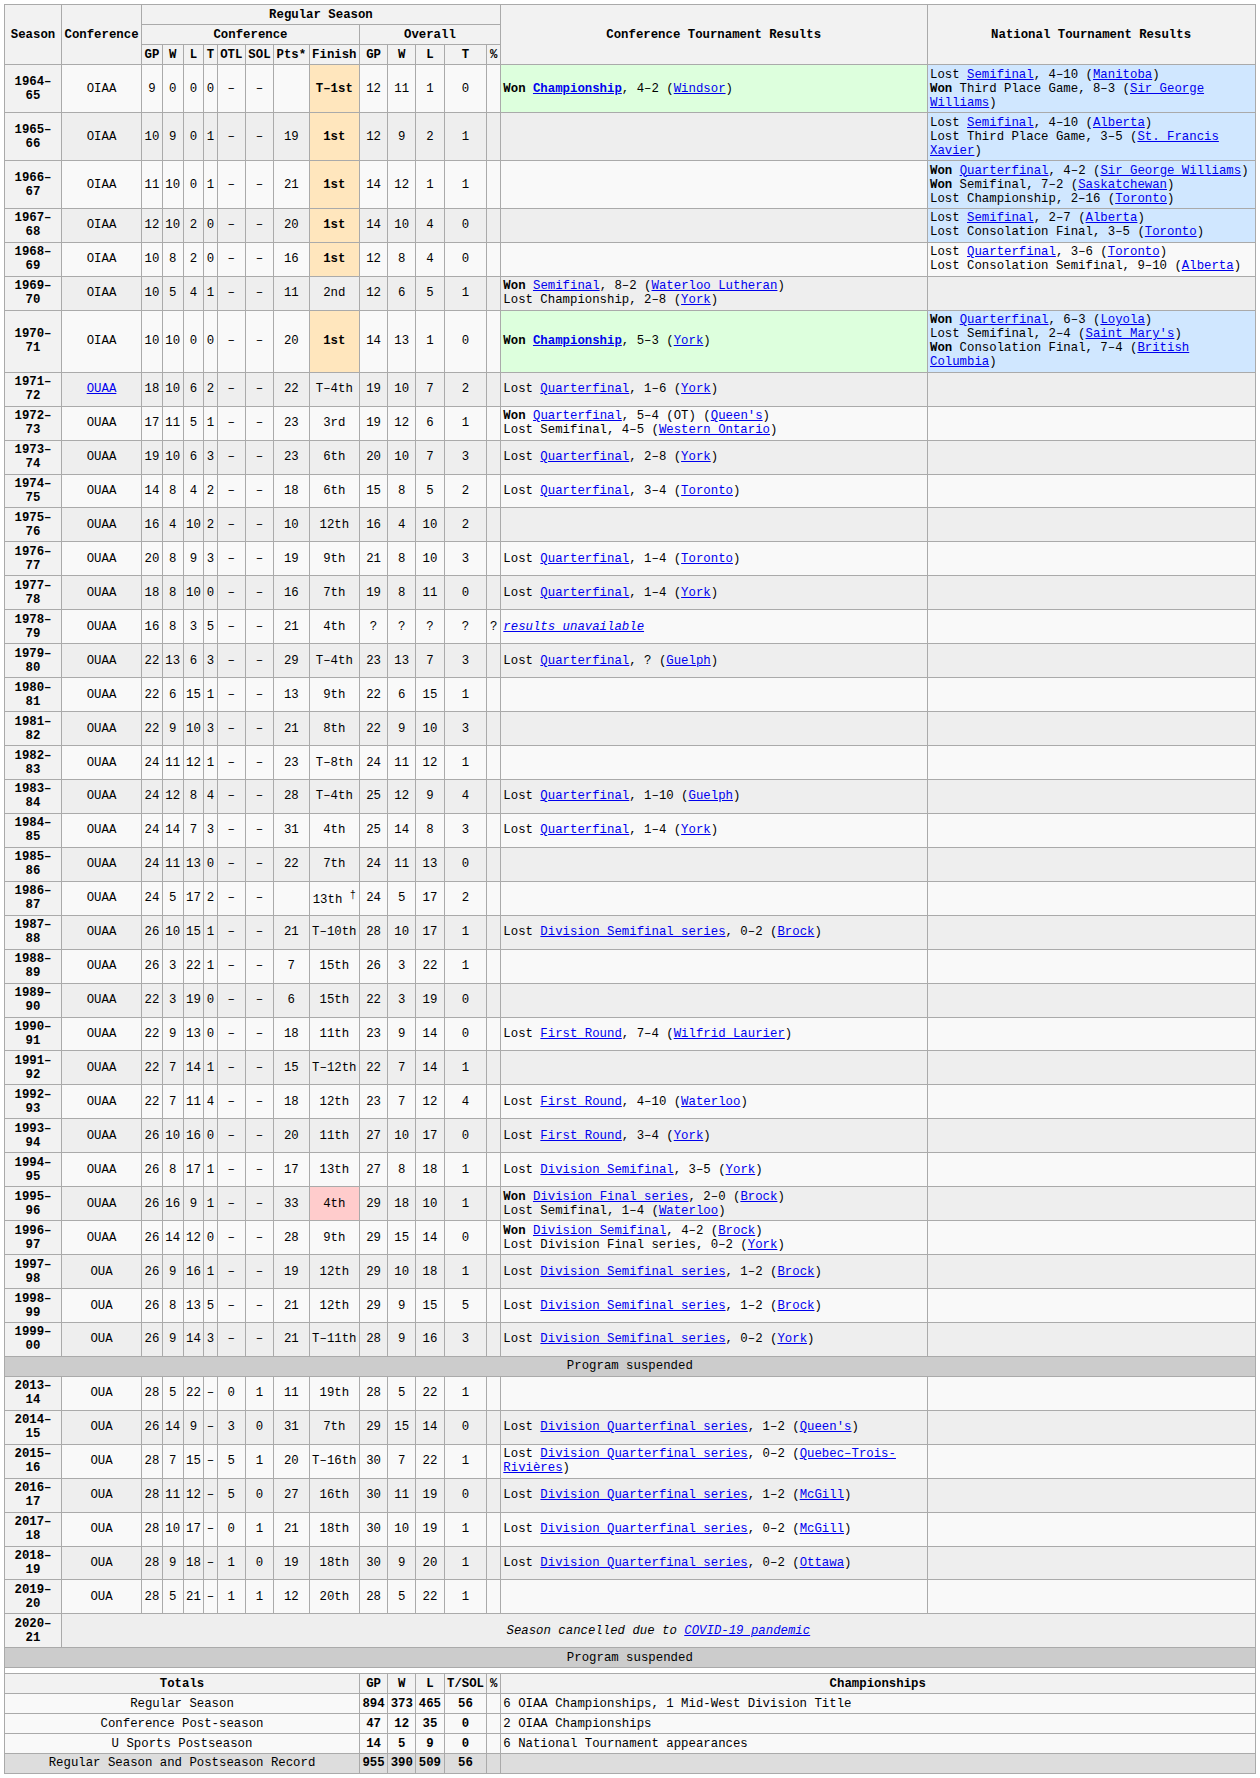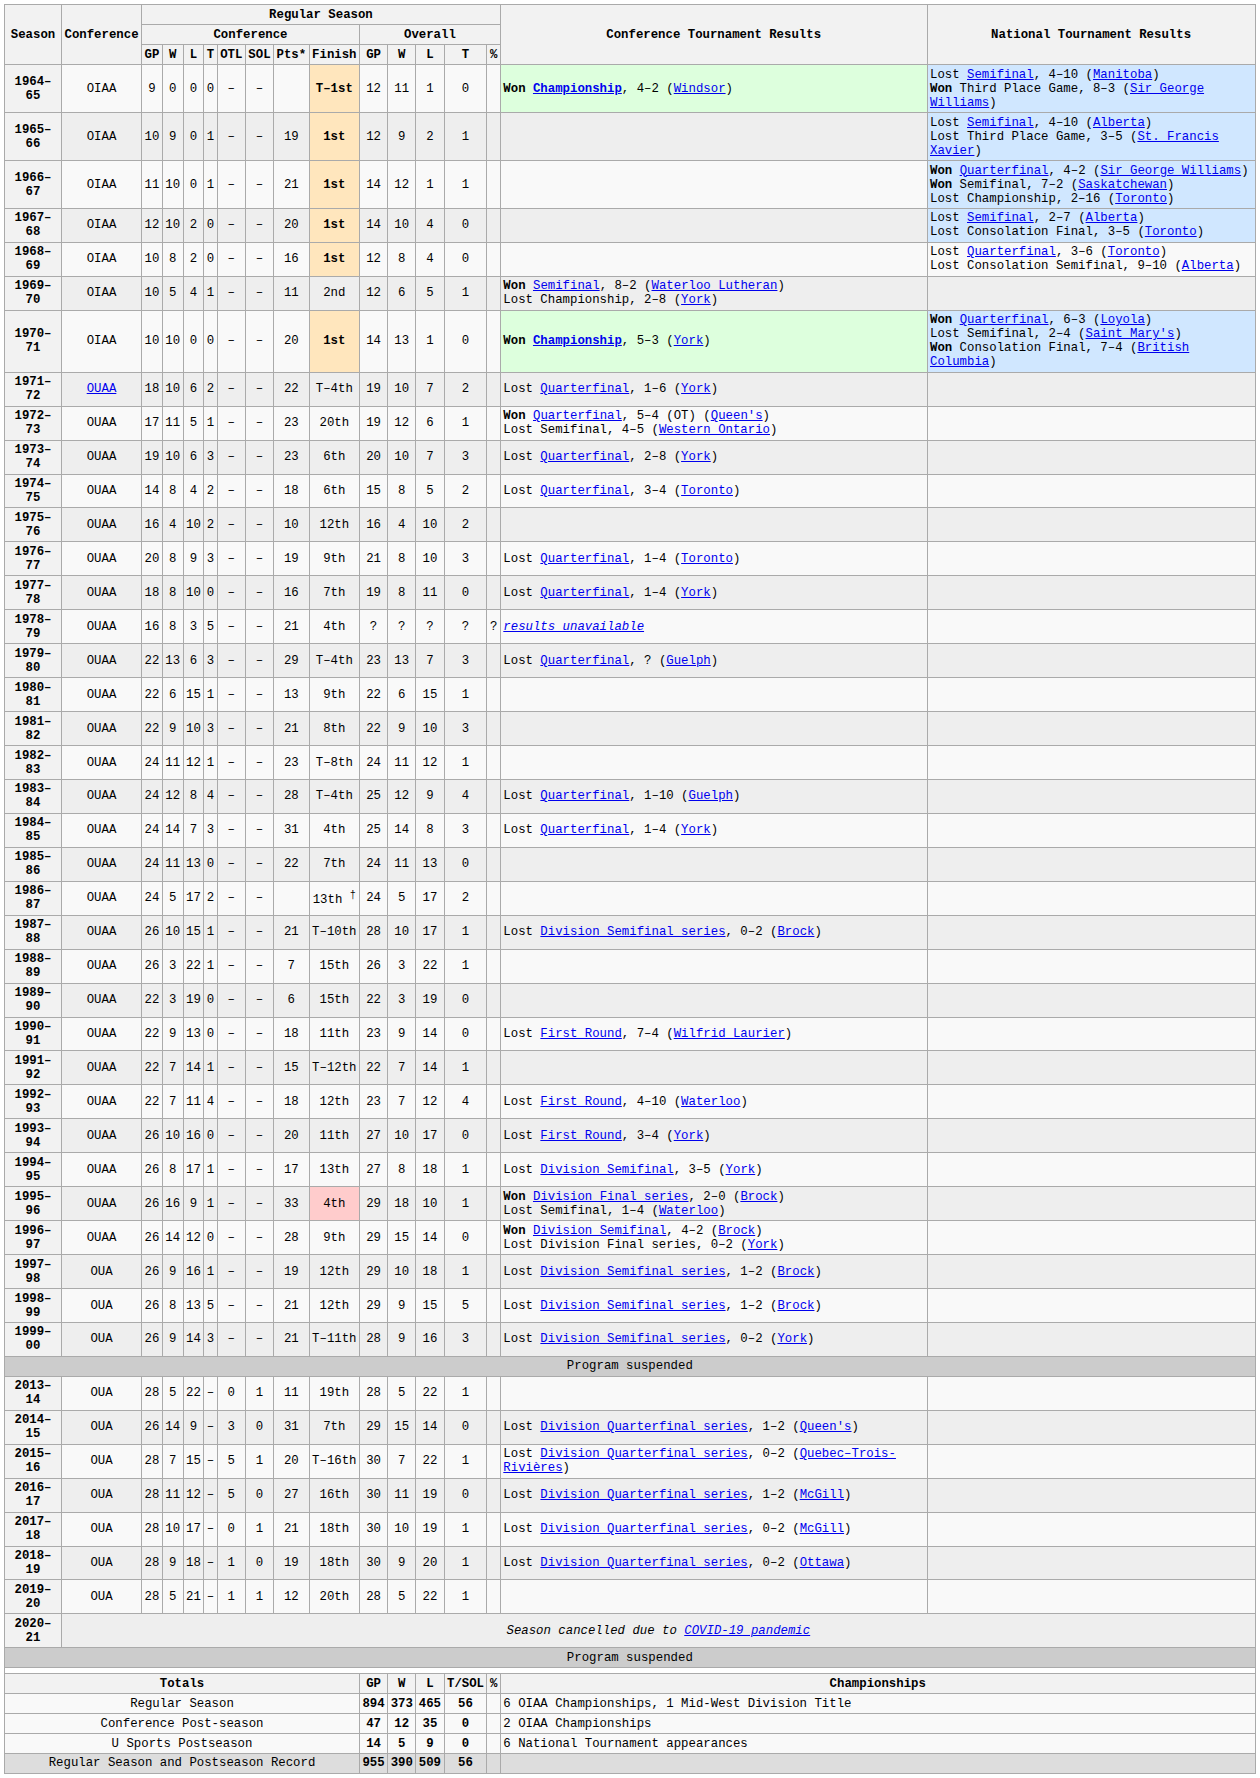(334, 423) 3rd -> (334, 423) 20th
